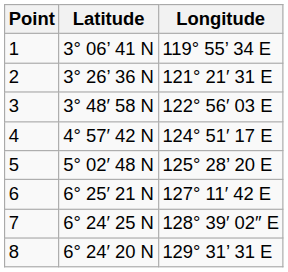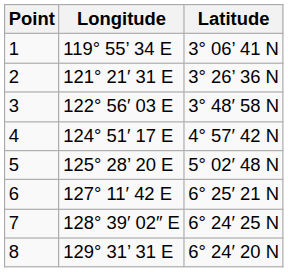columns swapped: (109, 19) <-> (221, 19)
